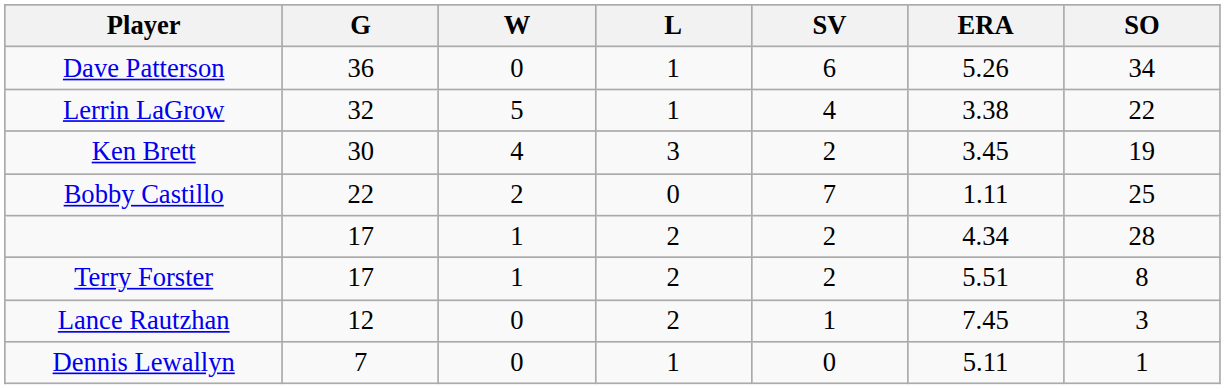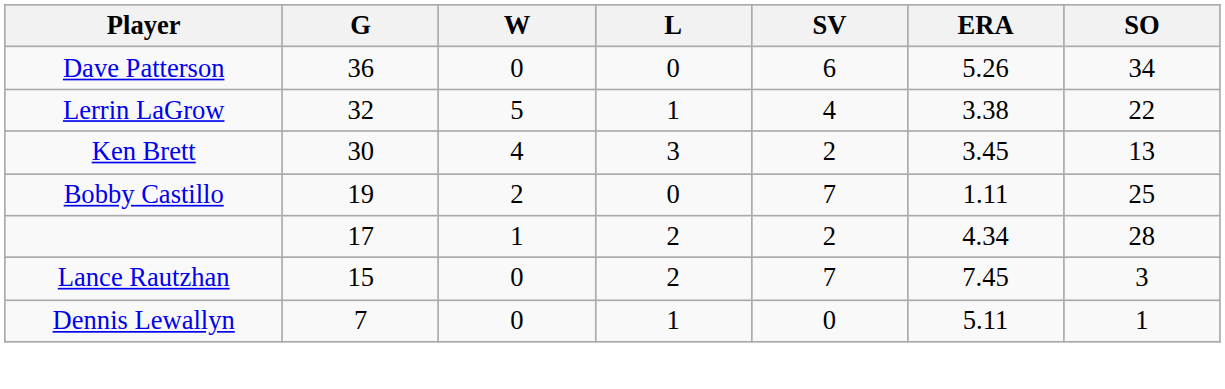(673, 67) 1 -> (673, 67) 0
(1142, 151) 19 -> (1142, 151) 13
(361, 194) 22 -> (361, 194) 19
- row: (144, 278)
(361, 320) 12 -> (361, 278) 15
(829, 320) 1 -> (829, 278) 7
